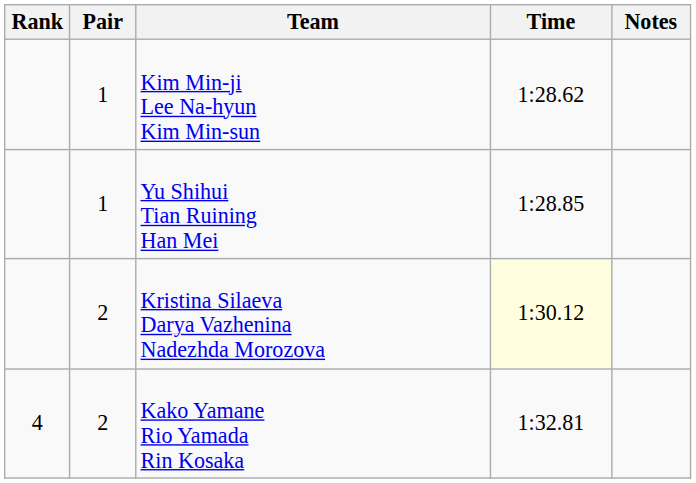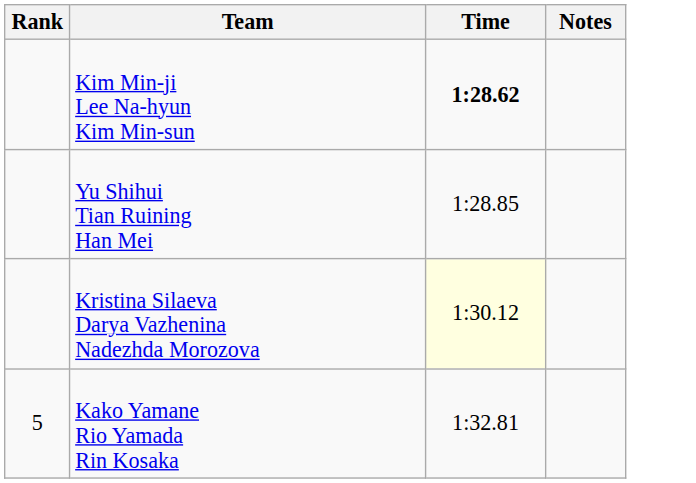- column: (103, 22)
(551, 94) normal -> (486, 94) bold
(37, 422) 4 -> (37, 422) 5
